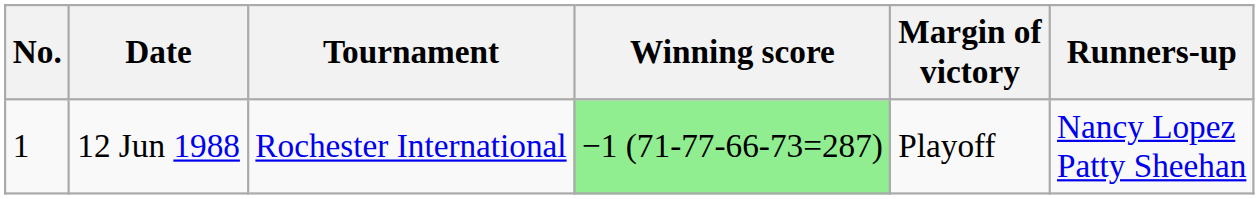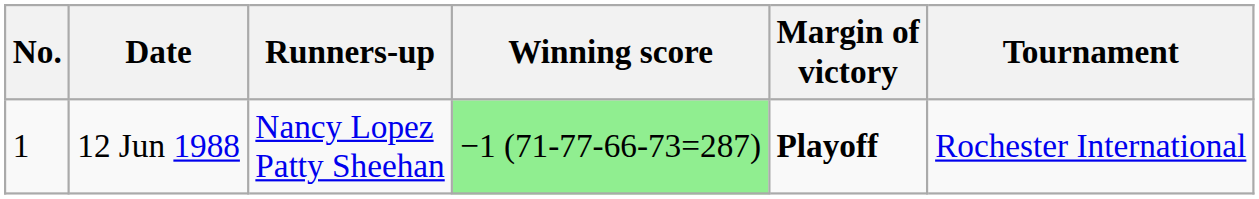columns swapped: (411, 51) <-> (1152, 51)
(947, 146) normal -> (827, 146) bold
